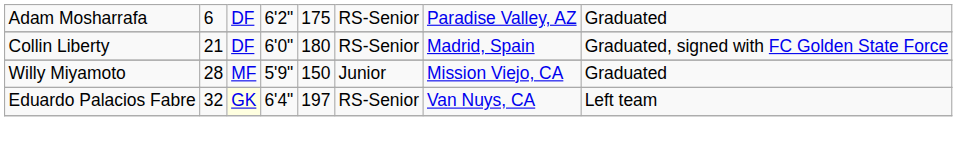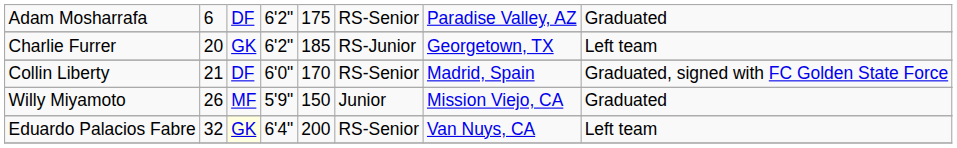+ row: (62, 45)
(316, 45) 180 -> (316, 73) 170
(213, 73) 28 -> (213, 101) 26
(316, 101) 197 -> (316, 128) 200
